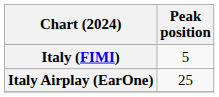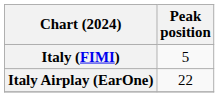(185, 80) 25 -> (185, 80) 22
